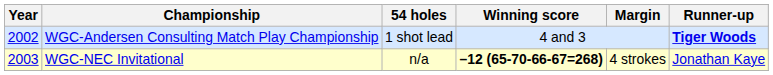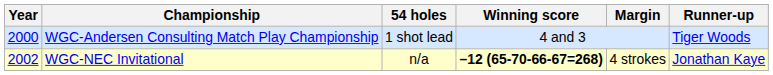(23, 37) 2002 -> (23, 37) 2000
(714, 37) bold -> (711, 37) normal
(23, 59) 2003 -> (23, 59) 2002
